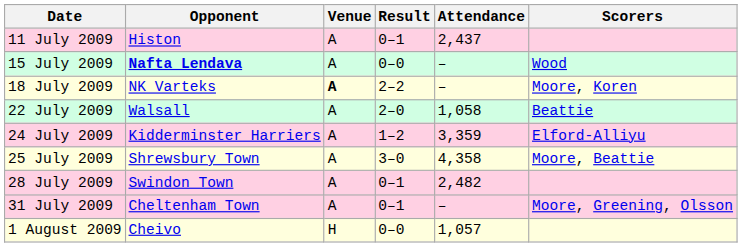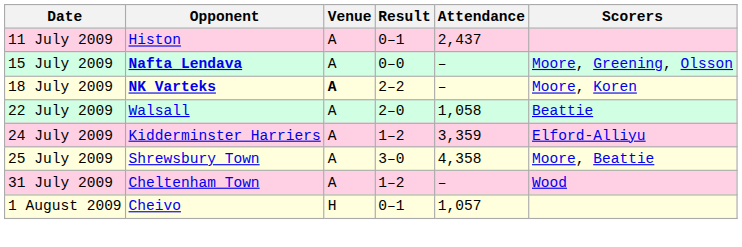(549, 64) Wood -> (633, 64) Moore, Greening, Olsson
(172, 88) normal -> (172, 88) bold
- row: (60, 183)
(391, 206) 0–1 -> (391, 183) 1–2
(633, 206) Moore, Greening, Olsson -> (549, 183) Wood
(391, 230) 0–0 -> (391, 206) 0–1
